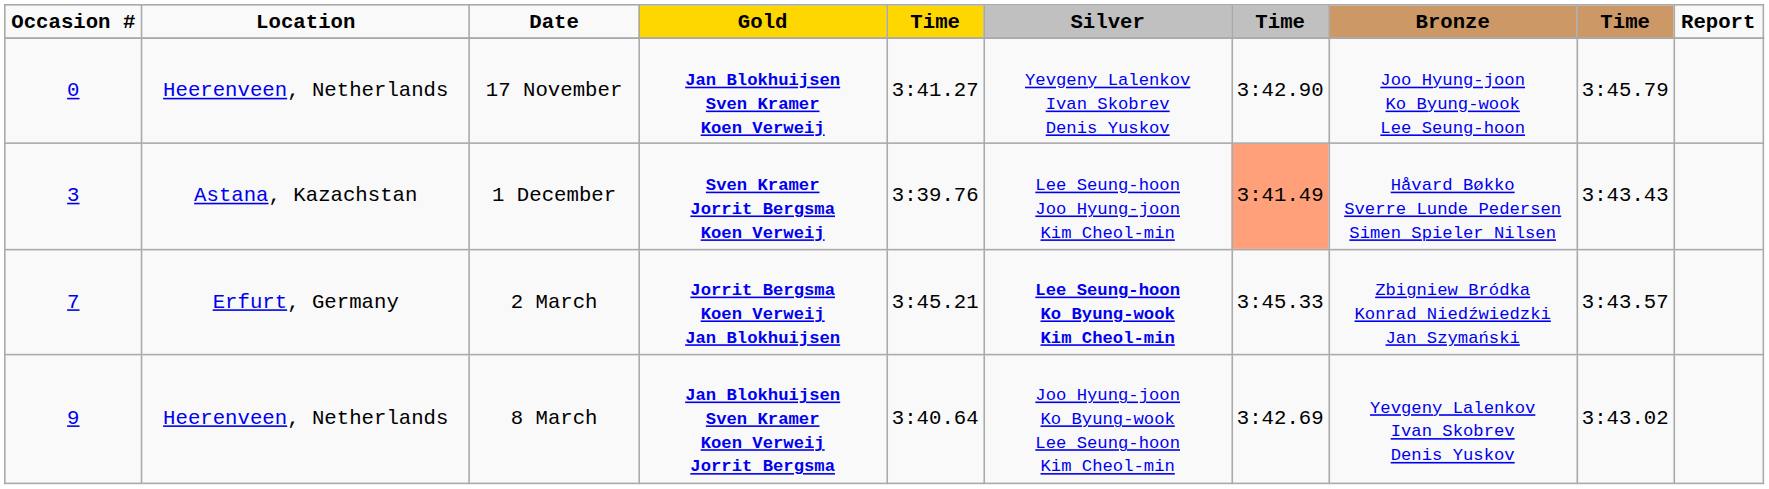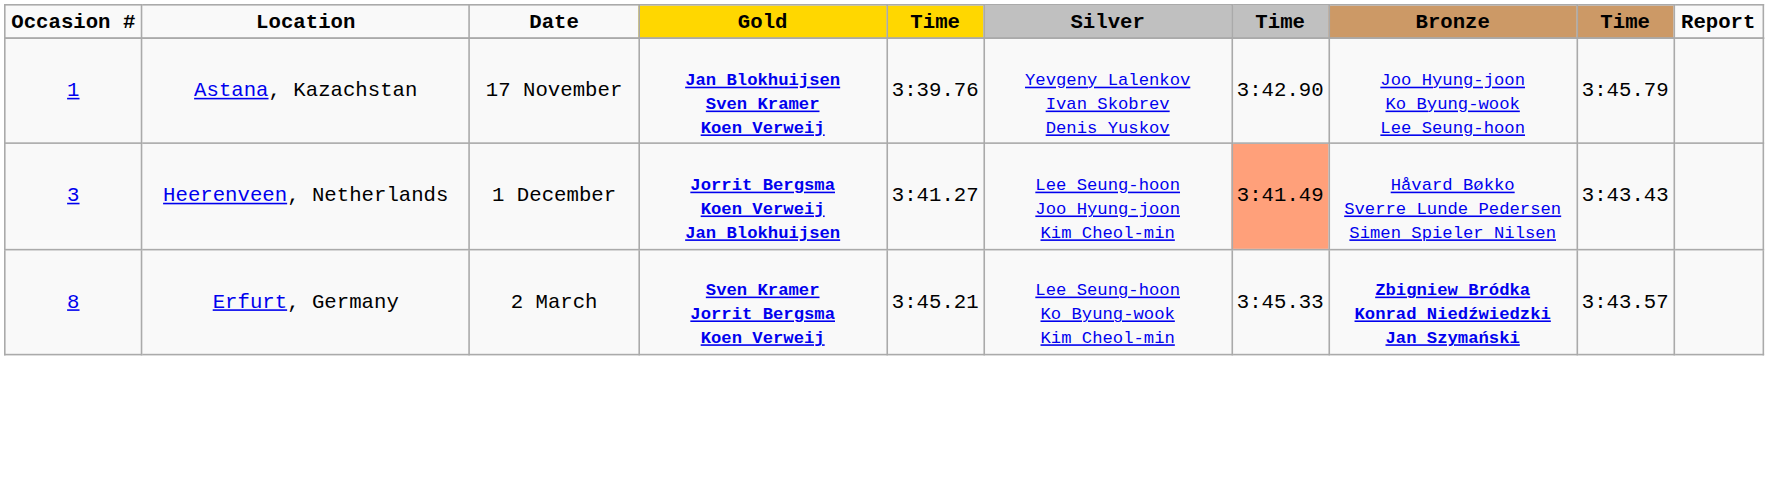(73, 91) 0 -> (73, 91) 1
(306, 91) Heerenveen, Netherlands -> (306, 91) Astana, Kazachstan
(935, 91) 3:41.27 -> (935, 91) 3:39.76
(306, 196) Astana, Kazachstan -> (306, 196) Heerenveen, Netherlands
(763, 209) Sven Kramer Jorrit Bergsma Koen Verweij -> (763, 209) Jorrit Bergsma Koen Verweij Jan Blokhuijsen
(935, 196) 3:39.76 -> (935, 196) 3:41.27
(73, 302) 7 -> (73, 302) 8
(763, 314) Jorrit Bergsma Koen Verweij Jan Blokhuijsen -> (763, 314) Sven Kramer Jorrit Bergsma Koen Verweij
(1108, 314) bold -> (1108, 314) normal
(1453, 314) normal -> (1453, 314) bold
- row: (554, 419)
